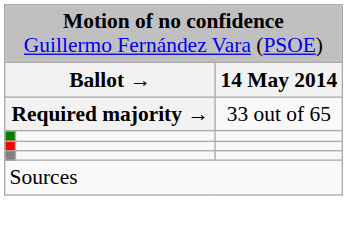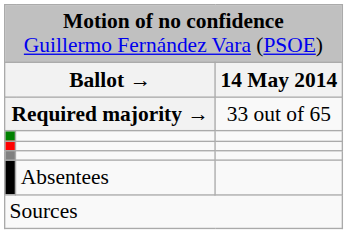+ row: (10, 177)
